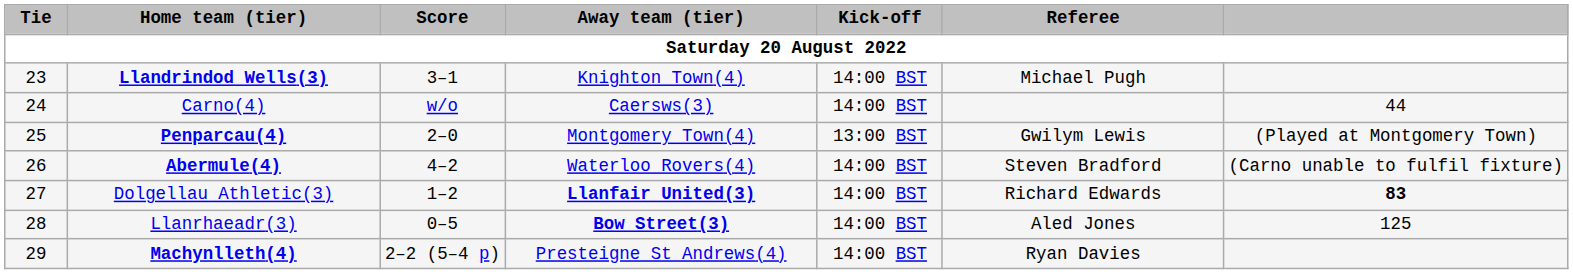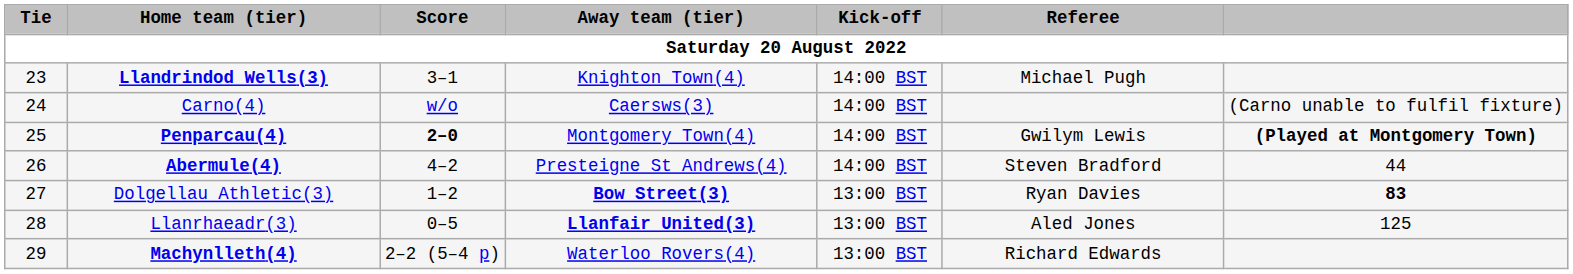(1396, 107) 44 -> (1396, 107) (Carno unable to fulfil fixture)
(442, 136) normal -> (442, 136) bold
(880, 136) 13:00 BST -> (880, 136) 14:00 BST
(1396, 136) normal -> (1396, 136) bold
(661, 166) Waterloo Rovers(4) -> (661, 166) Presteigne St Andrews(4)
(1396, 166) (Carno unable to fulfil fixture) -> (1396, 166) 44
(661, 195) Llanfair United(3) -> (661, 195) Bow Street(3)
(880, 195) 14:00 BST -> (880, 195) 13:00 BST
(1083, 195) Richard Edwards -> (1083, 195) Ryan Davies
(661, 224) Bow Street(3) -> (661, 224) Llanfair United(3)
(880, 224) 14:00 BST -> (880, 224) 13:00 BST
(661, 253) Presteigne St Andrews(4) -> (661, 253) Waterloo Rovers(4)
(880, 253) 14:00 BST -> (880, 253) 13:00 BST
(1083, 253) Ryan Davies -> (1083, 253) Richard Edwards
